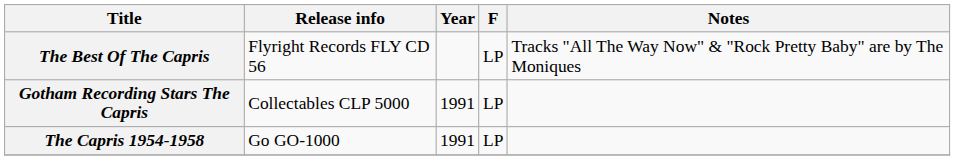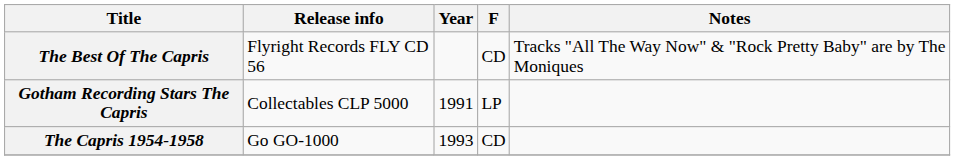(493, 55) LP -> (494, 55) CD
(458, 140) 1991 -> (456, 140) 1993
(493, 140) LP -> (494, 140) CD
